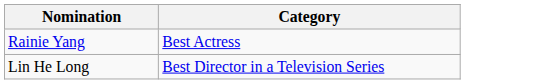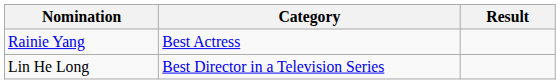+ column: (508, 16)
